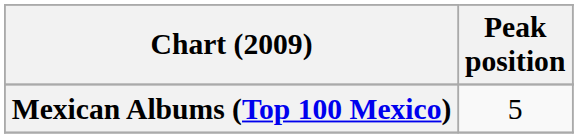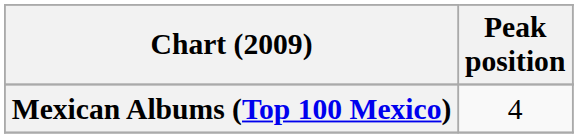(515, 108) 5 -> (515, 108) 4
